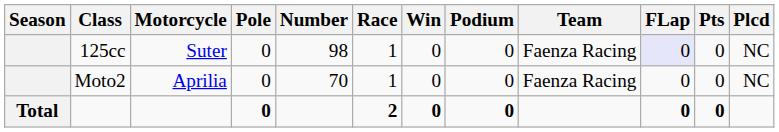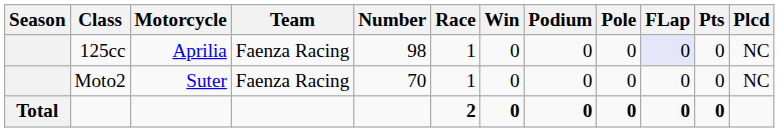columns swapped: (580, 19) <-> (253, 19)
(207, 50) Suter -> (200, 50) Aprilia
(200, 80) Aprilia -> (207, 80) Suter
